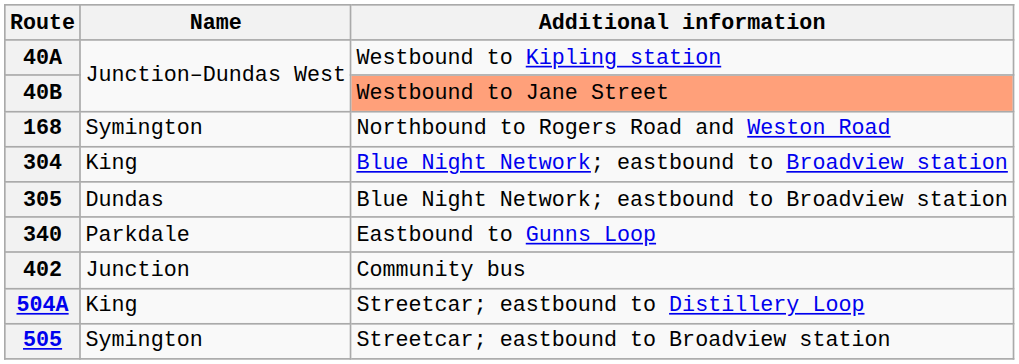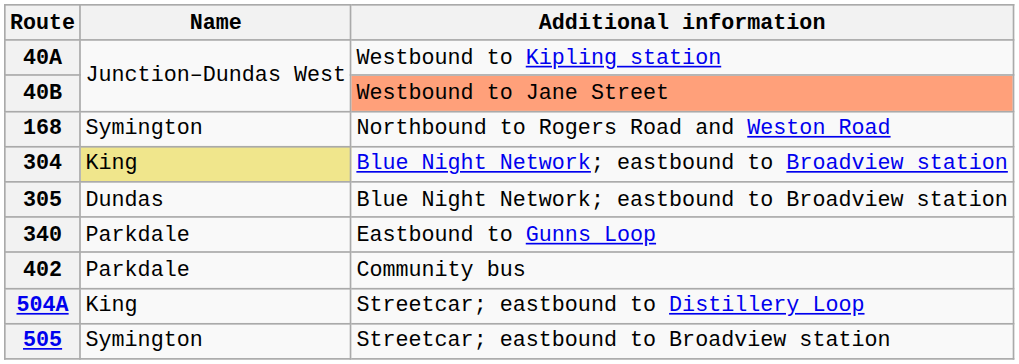(112, 164) no background -> (112, 164) khaki background
(138, 270) Junction -> (138, 270) Parkdale
